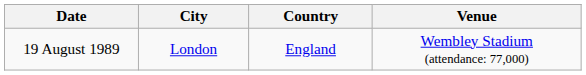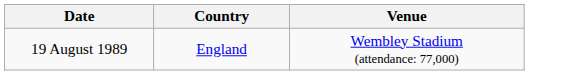- column: (194, 16)
